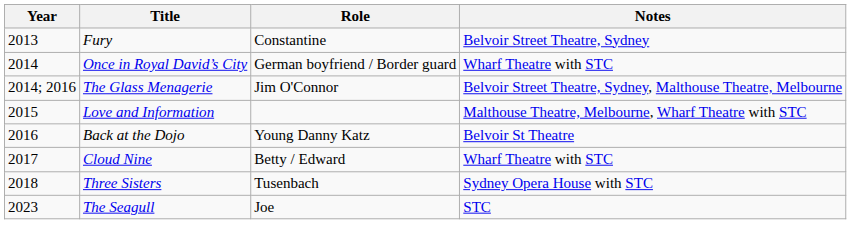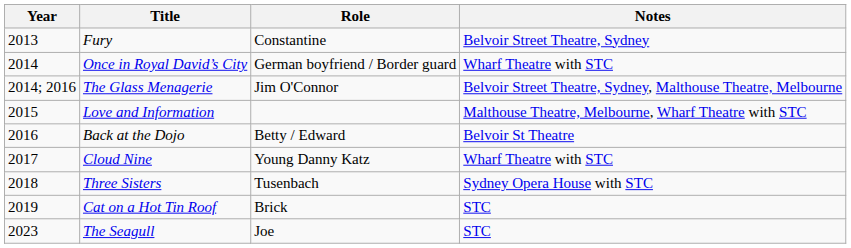(312, 135) Young Danny Katz -> (300, 135) Betty / Edward
(300, 159) Betty / Edward -> (312, 159) Young Danny Katz
+ row: (150, 207)
